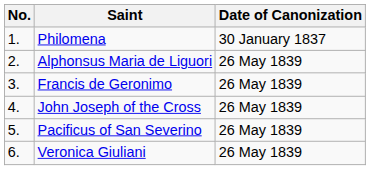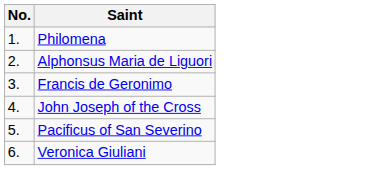- column: (290, 15)
